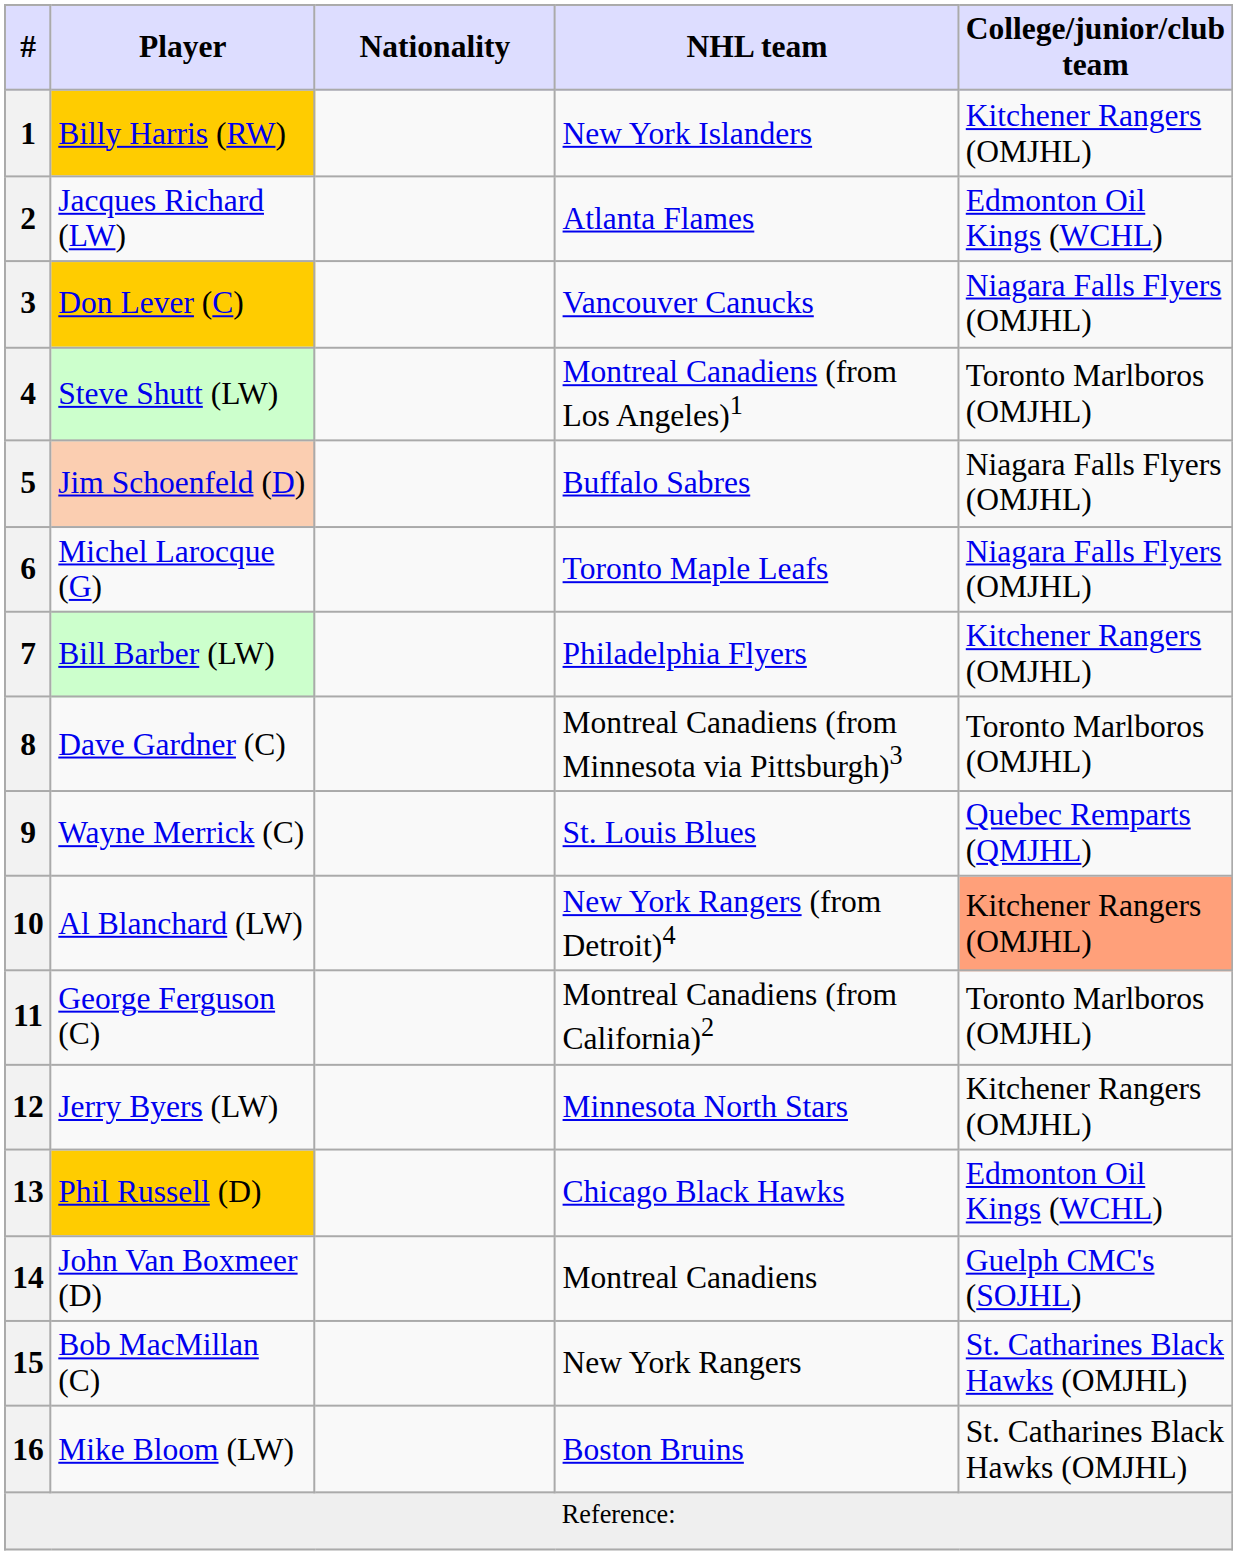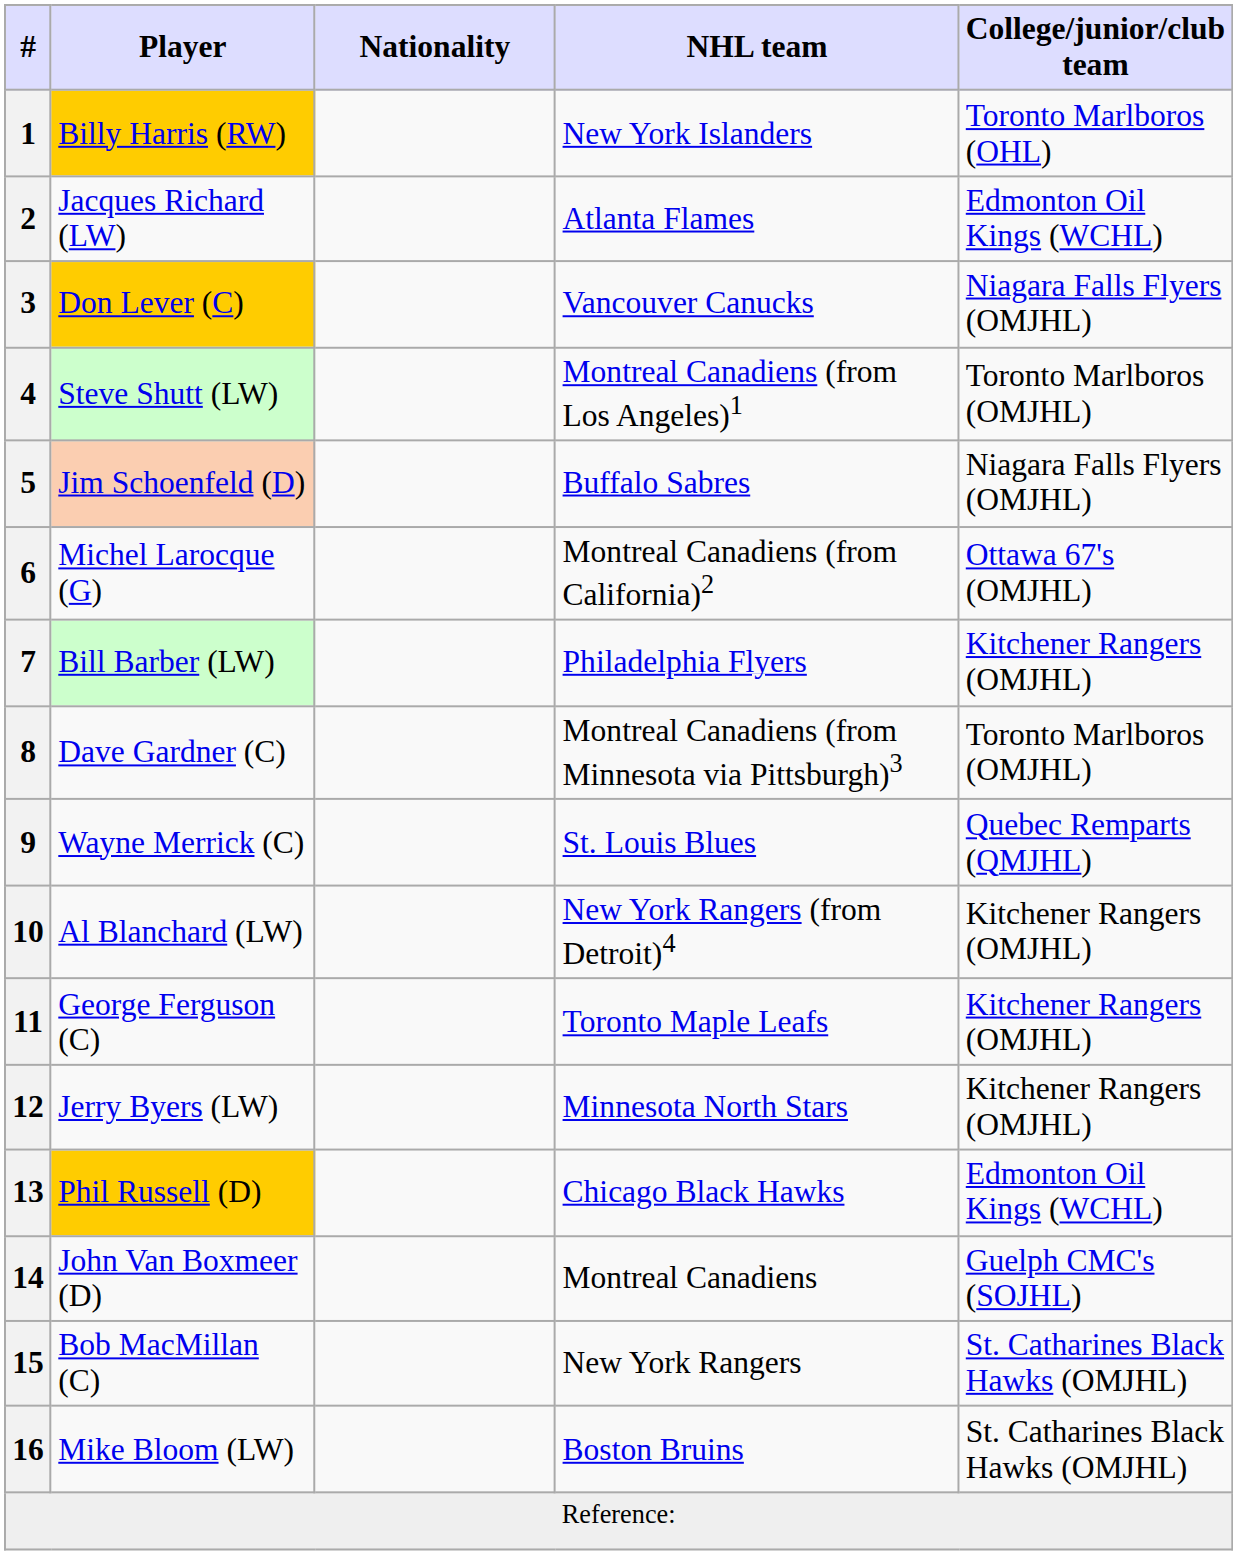(1084, 132) Kitchener Rangers (OMJHL) -> (1085, 132) Toronto Marlboros (OHL)
(695, 568) Toronto Maple Leafs -> (730, 572) Montreal Canadiens (from California)2
(1094, 568) Niagara Falls Flyers (OMJHL) -> (1040, 572) Ottawa 67's (OMJHL)
(1084, 923) lightsalmon background -> (1084, 931) no background
(730, 1017) Montreal Canadiens (from California)2 -> (695, 1021) Toronto Maple Leafs
(1085, 1016) Toronto Marlboros (OMJHL) -> (1084, 1021) Kitchener Rangers (OMJHL)
